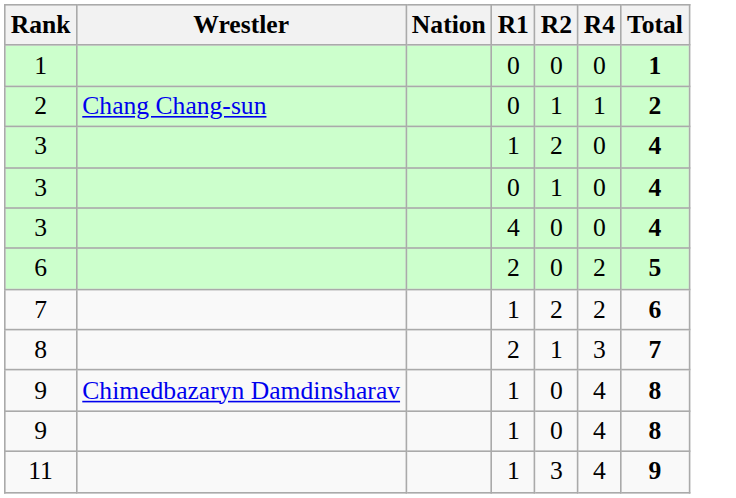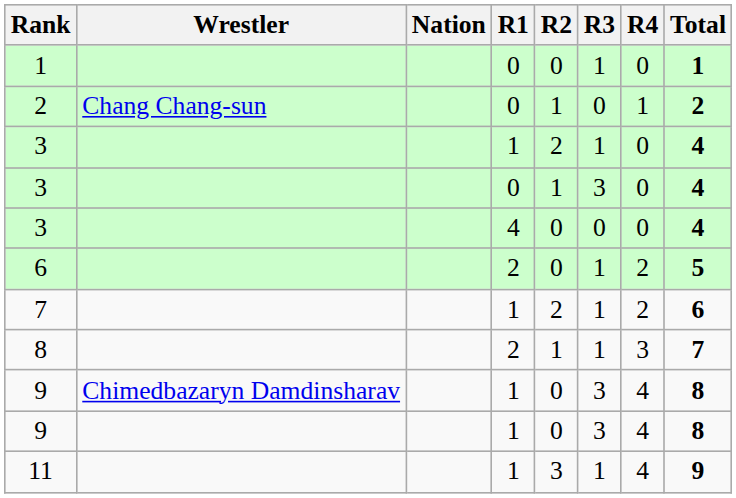+ column: (599, 24)
